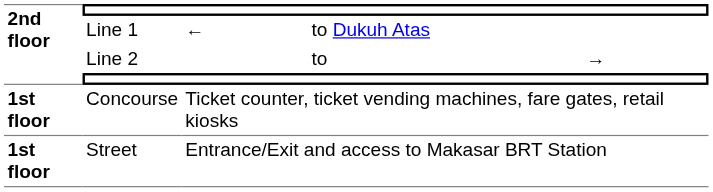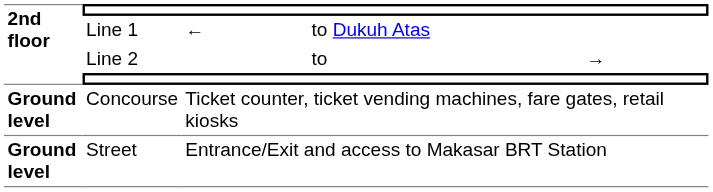(29, 109) 1st floor -> (42, 109) Ground level
(29, 160) 1st floor -> (42, 160) Ground level
